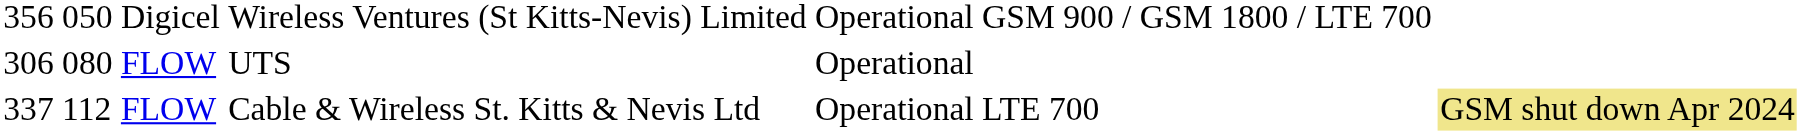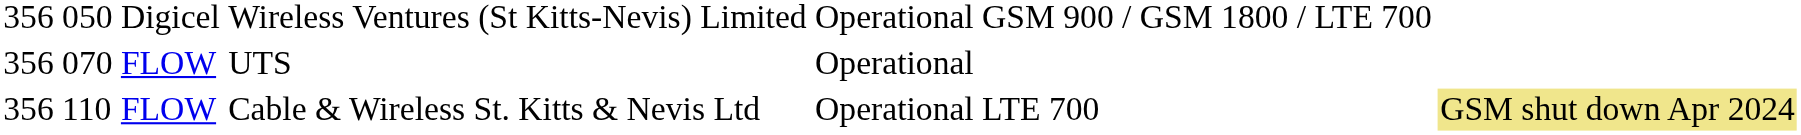(28, 62) 306 -> (28, 62) 356
(87, 62) 080 -> (87, 62) 070
(28, 109) 337 -> (28, 109) 356
(87, 109) 112 -> (87, 109) 110
